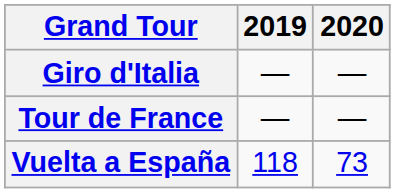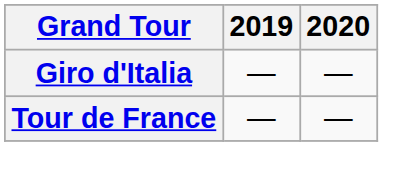- row: (121, 163)
